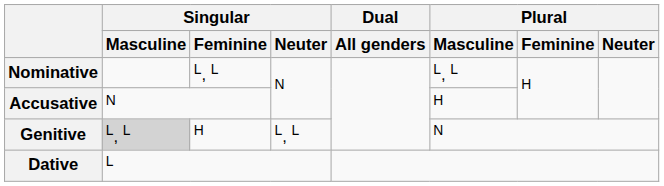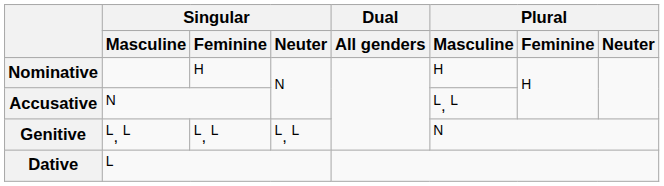(206, 72) L, L -> (199, 69) H
(446, 72) L, L -> (438, 69) H
(438, 100) H -> (446, 103) L, L
(118, 134) lightgrey background -> (118, 134) no background
(199, 131) H -> (206, 134) L, L
